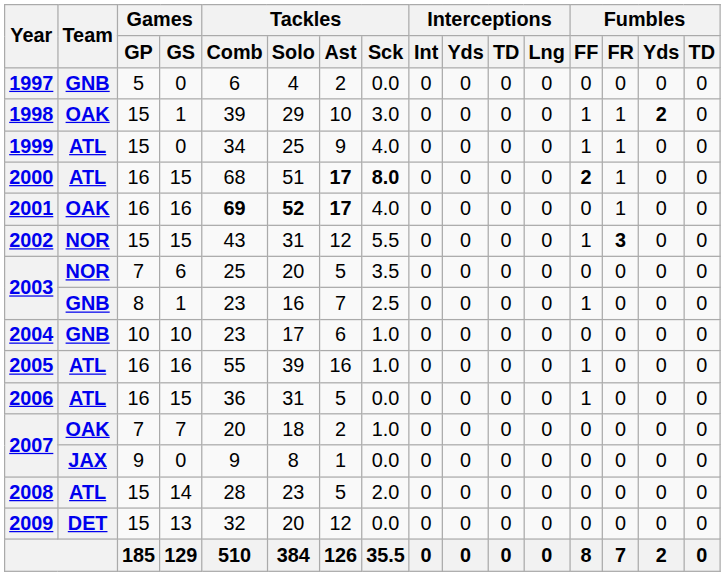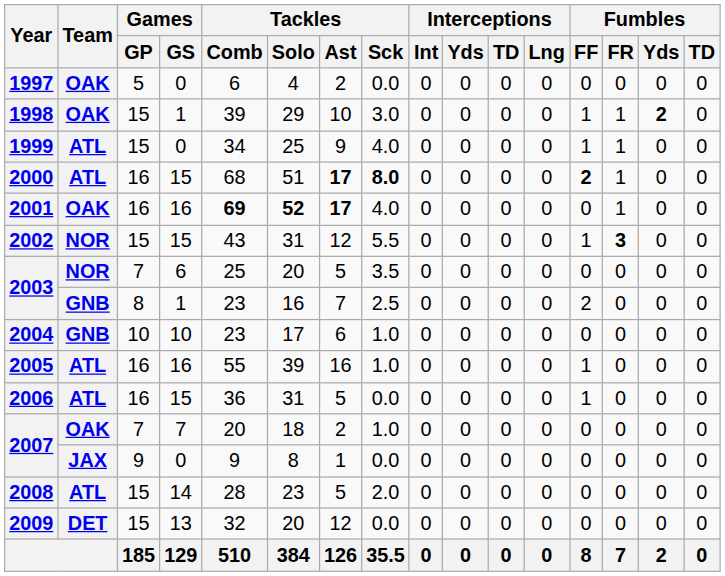(88, 83) GNB -> (88, 83) OAK
(586, 303) 1 -> (586, 303) 2
